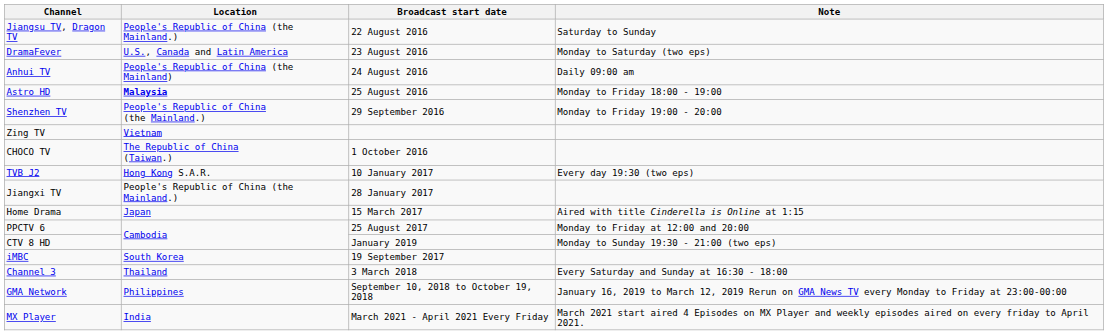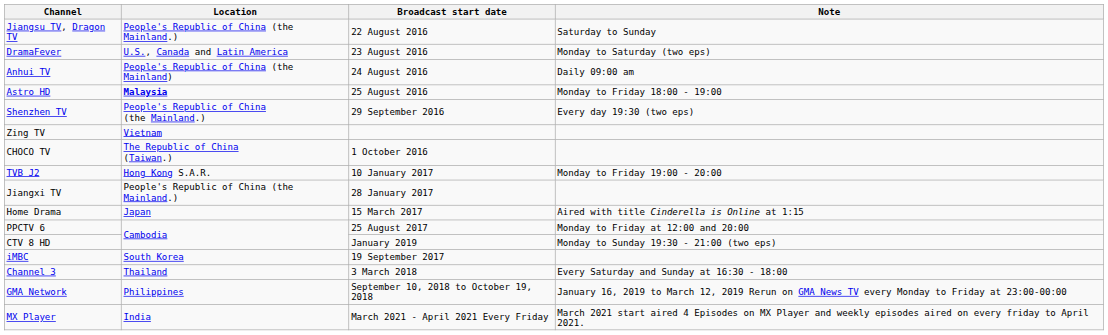(639, 112) Monday to Friday 19:00 - 20:00 -> (626, 112) Every day 19:30 (two eps)
(626, 172) Every day 19:30 (two eps) -> (639, 172) Monday to Friday 19:00 - 20:00
